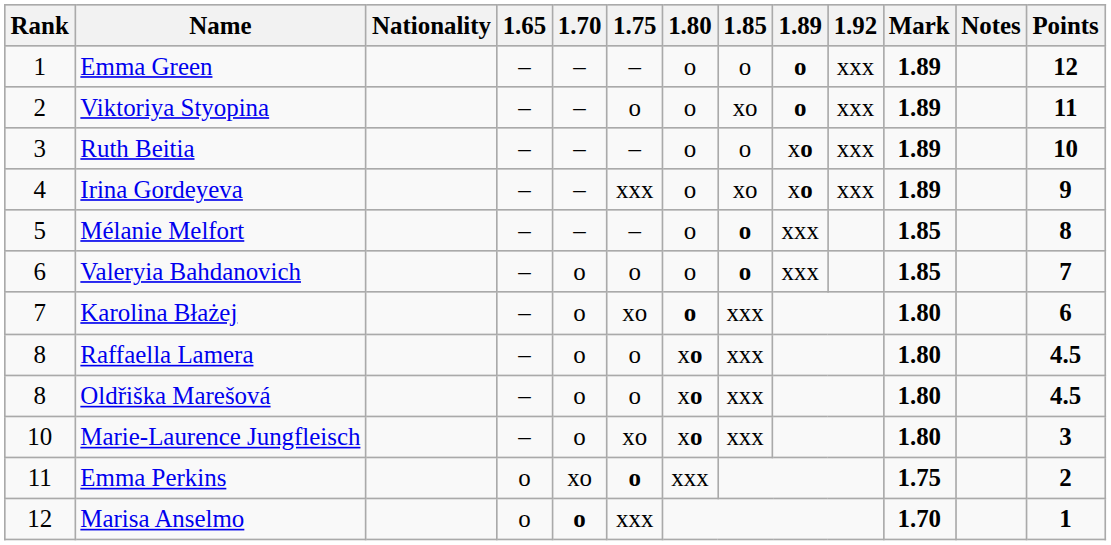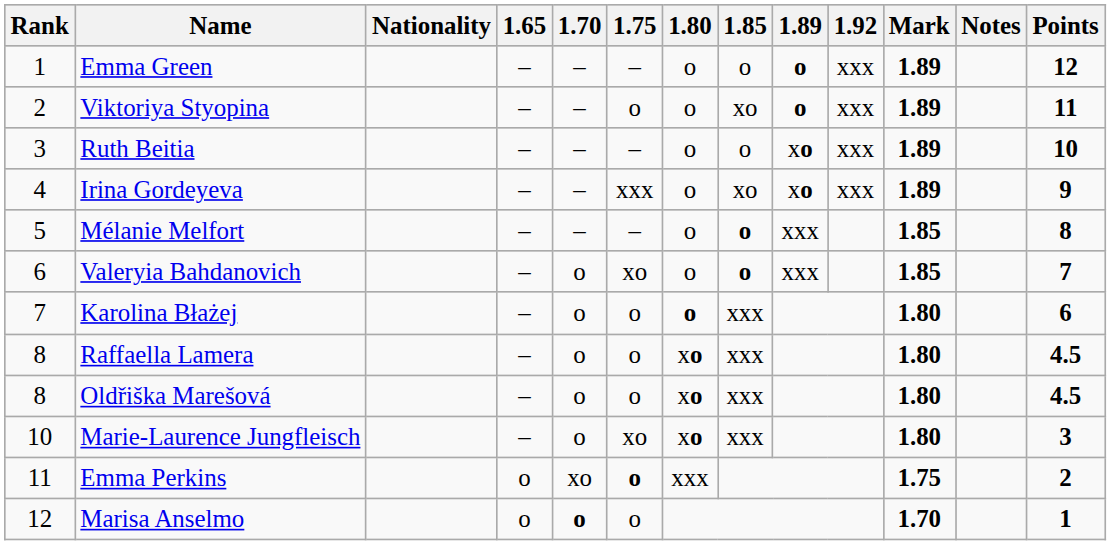(635, 271) o -> (635, 271) xo
(635, 312) xo -> (635, 312) o
(635, 518) xxx -> (635, 518) o
